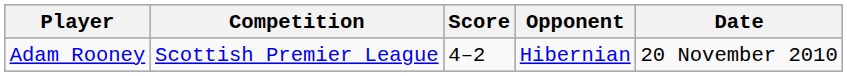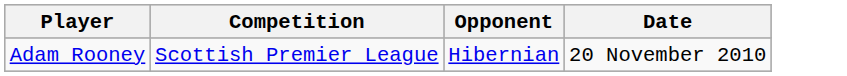- column: (479, 22)
